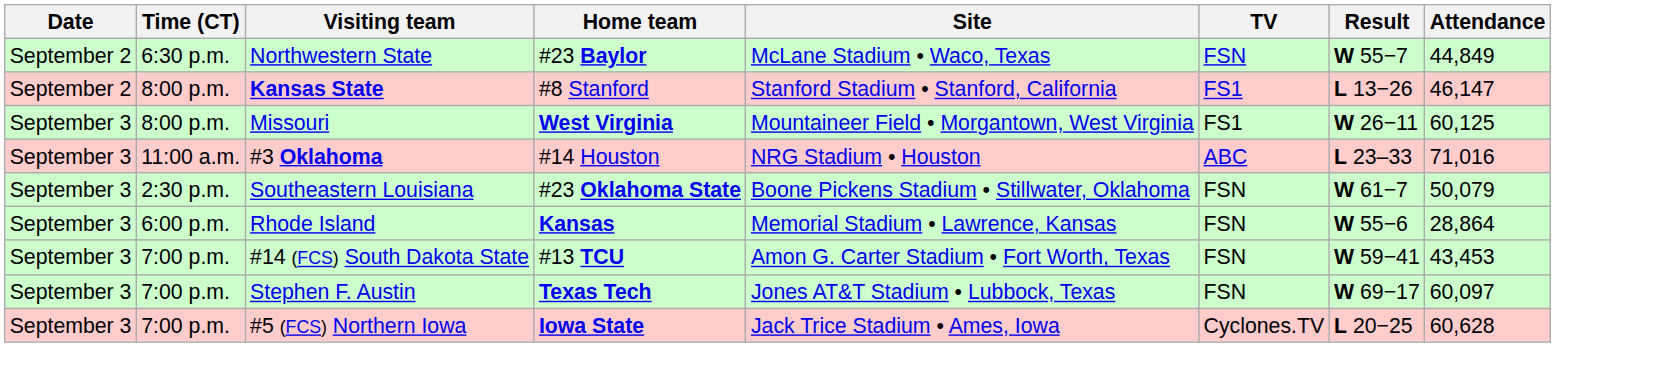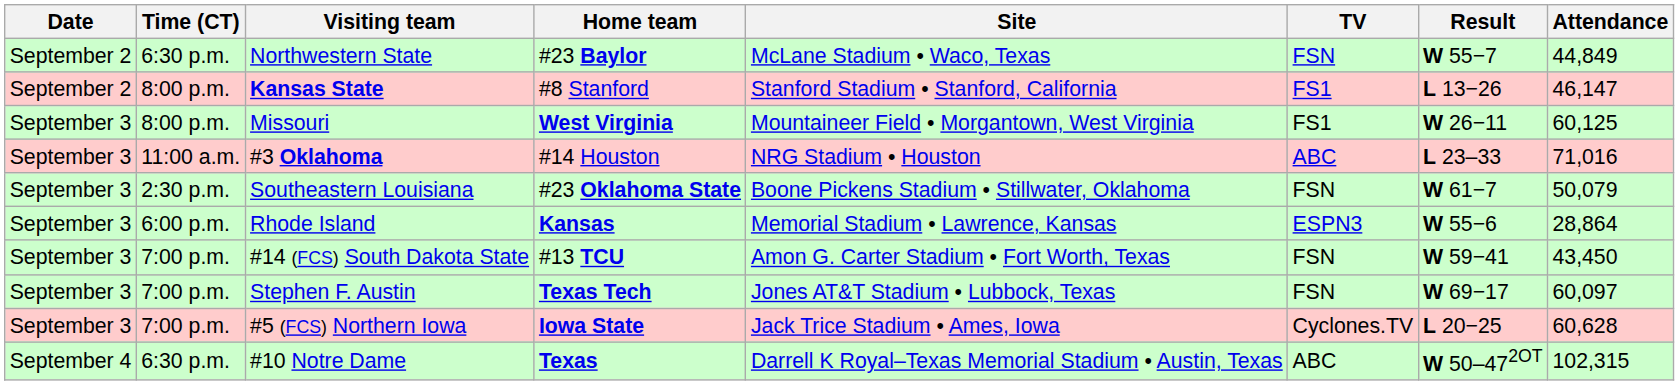(1225, 224) FSN -> (1327, 224) ESPN3
(1462, 258) 43,453 -> (1585, 258) 43,450
+ row: (328, 361)
